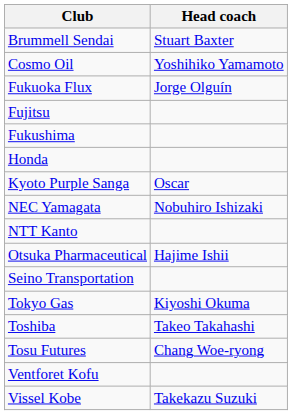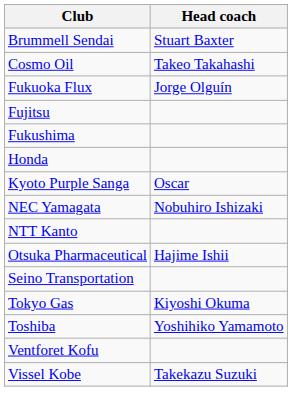(219, 64) Yoshihiko Yamamoto -> (204, 64) Takeo Takahashi
(204, 326) Takeo Takahashi -> (219, 326) Yoshihiko Yamamoto
- row: (47, 350)
